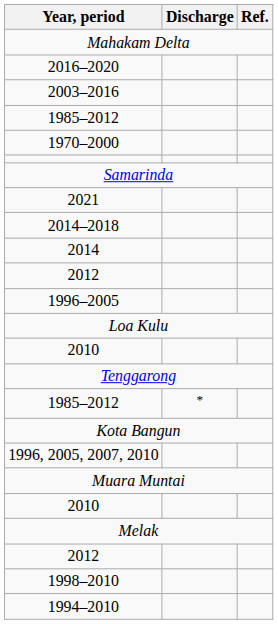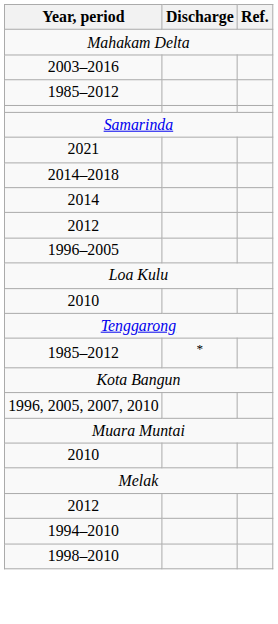- row: (83, 67)
- row: (83, 142)
rows swapped: (83, 581) <-> (83, 606)
